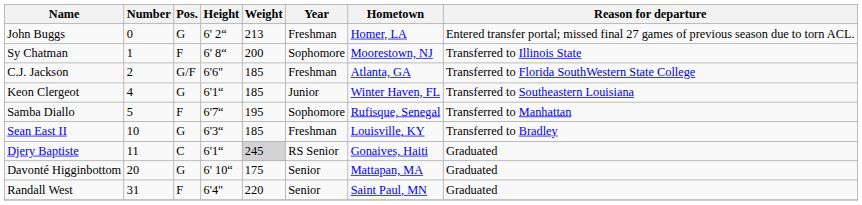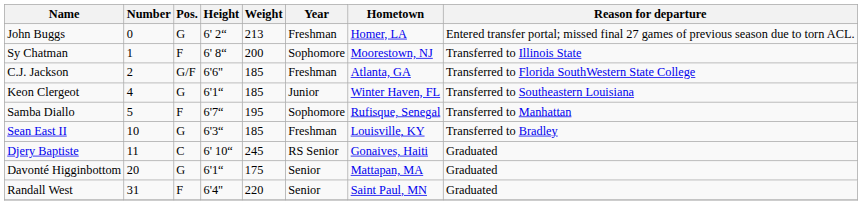(214, 151) 6'1“ -> (218, 151) 6' 10“
(254, 151) lightgrey background -> (254, 151) no background
(218, 170) 6' 10“ -> (214, 170) 6'1“
